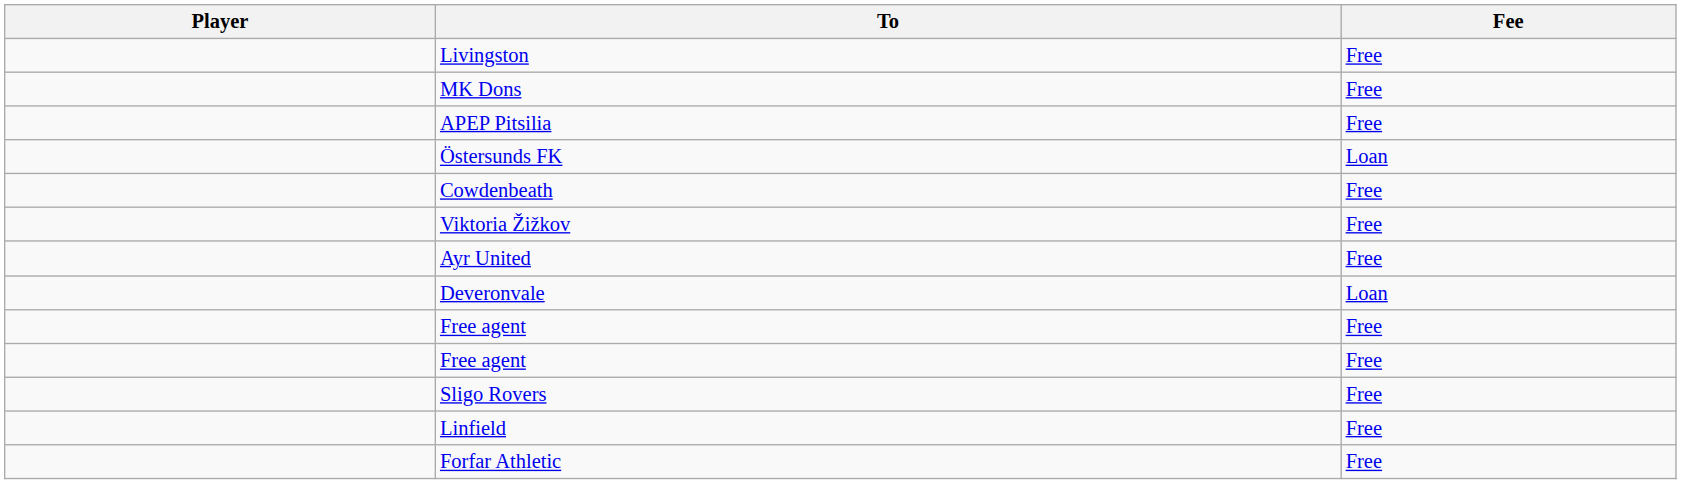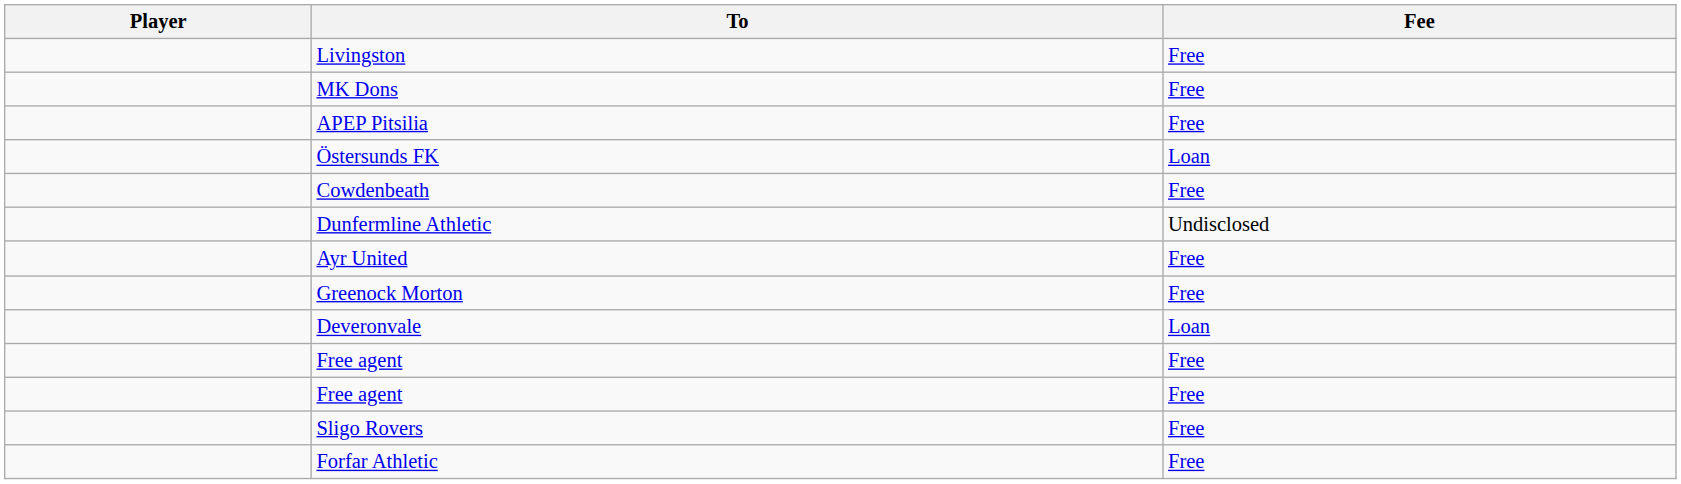+ row: (404, 224)
- row: (505, 224)
+ row: (390, 292)
- row: (473, 427)
